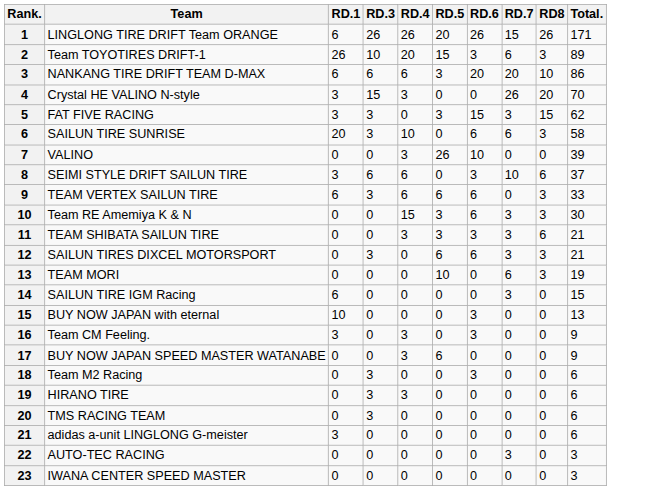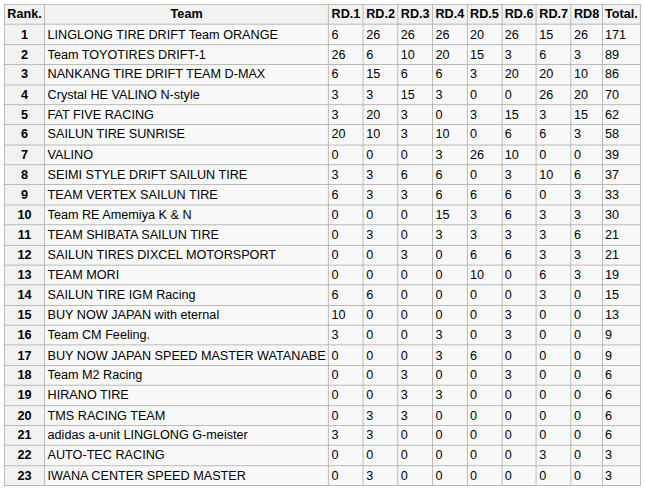+ column: (381, 14)
